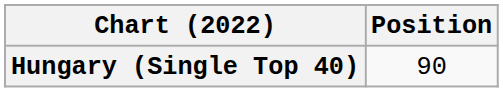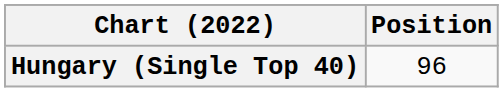(432, 67) 90 -> (432, 67) 96
